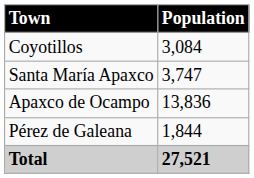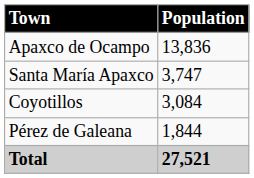rows swapped: (79, 103) <-> (46, 46)
